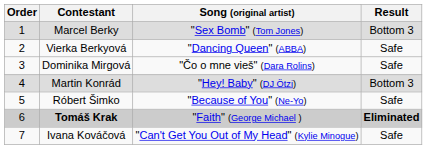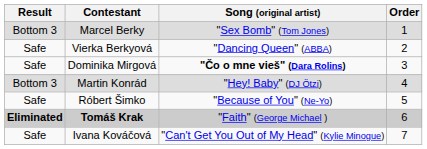columns swapped: (22, 13) <-> (391, 13)
(247, 65) normal -> (273, 65) bold
